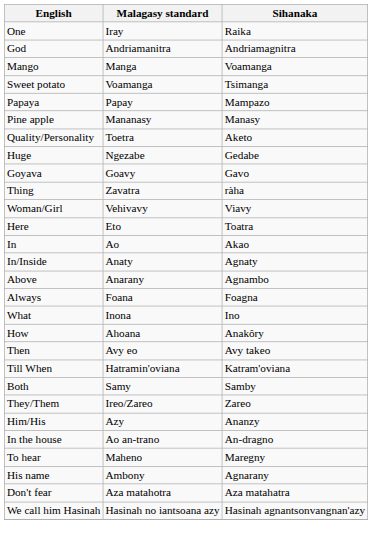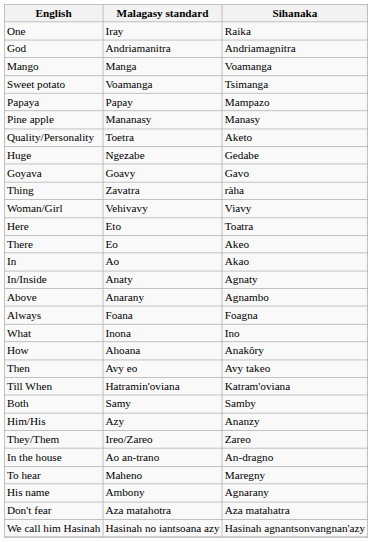+ row: (20, 244)
rows swapped: (26, 421) <-> (33, 404)
